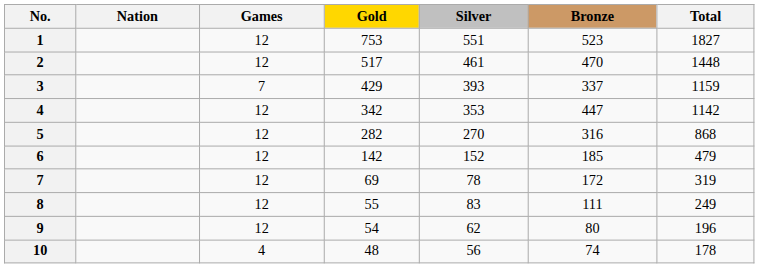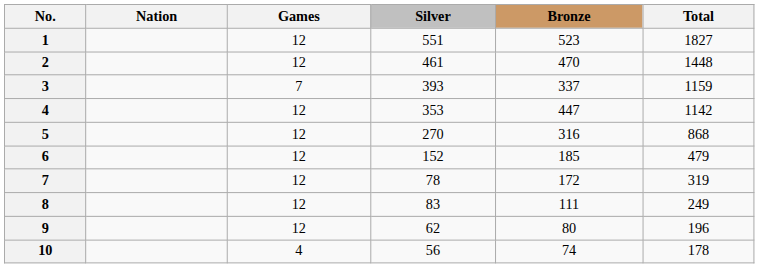- column: (372, 16)
